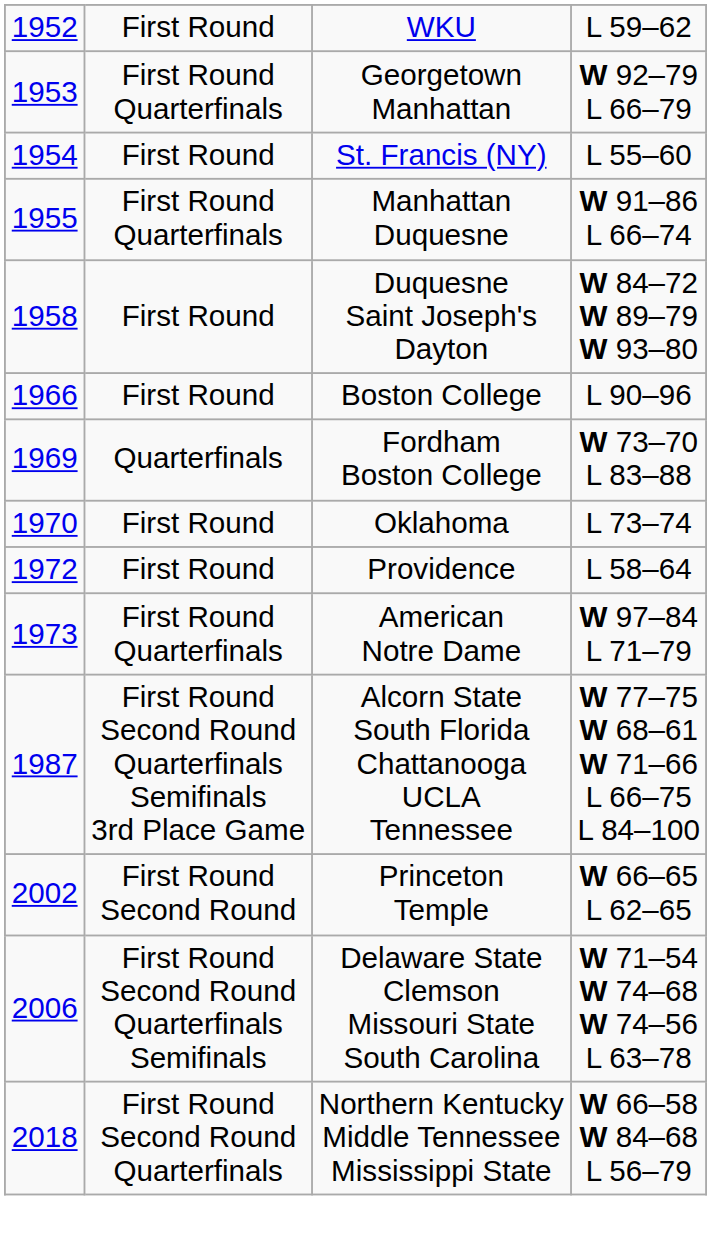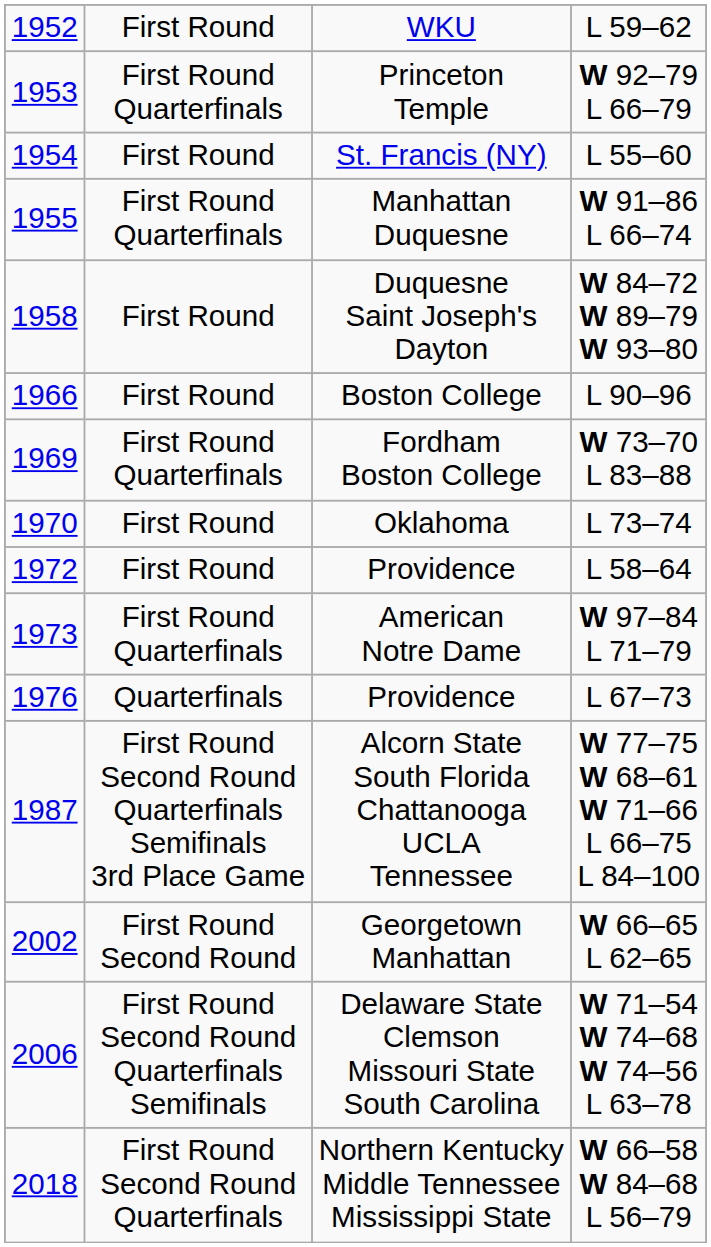(441, 91) Georgetown Manhattan -> (441, 91) Princeton Temple
(198, 459) Quarterfinals -> (198, 459) First Round Quarterfinals
+ row: (639, 697)
(441, 894) Princeton Temple -> (441, 940) Georgetown Manhattan
